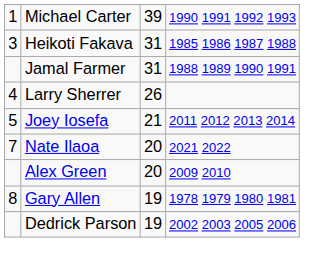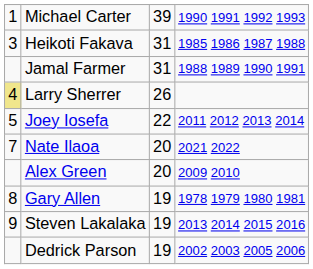(13, 95) no background -> (13, 95) khaki background
(153, 120) 21 -> (162, 120) 22
+ row: (85, 224)
